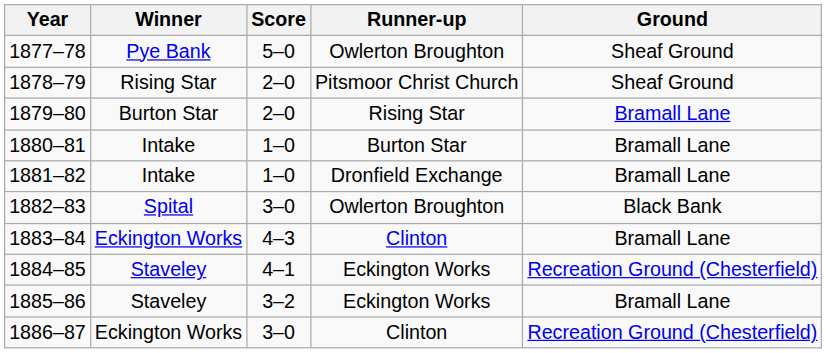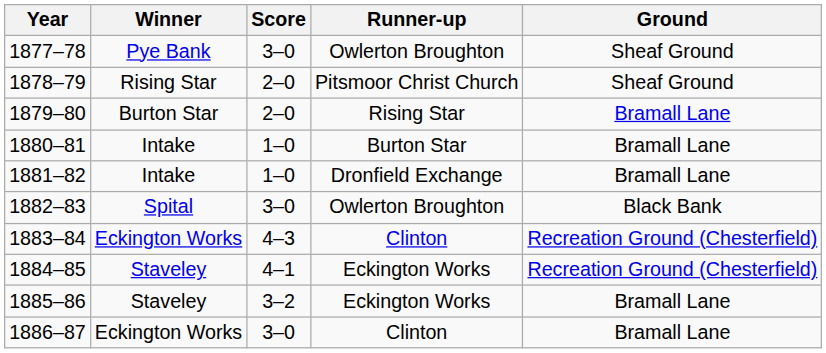(279, 51) 5–0 -> (279, 51) 3–0
(672, 238) Bramall Lane -> (672, 238) Recreation Ground (Chesterfield)
(672, 332) Recreation Ground (Chesterfield) -> (672, 332) Bramall Lane
